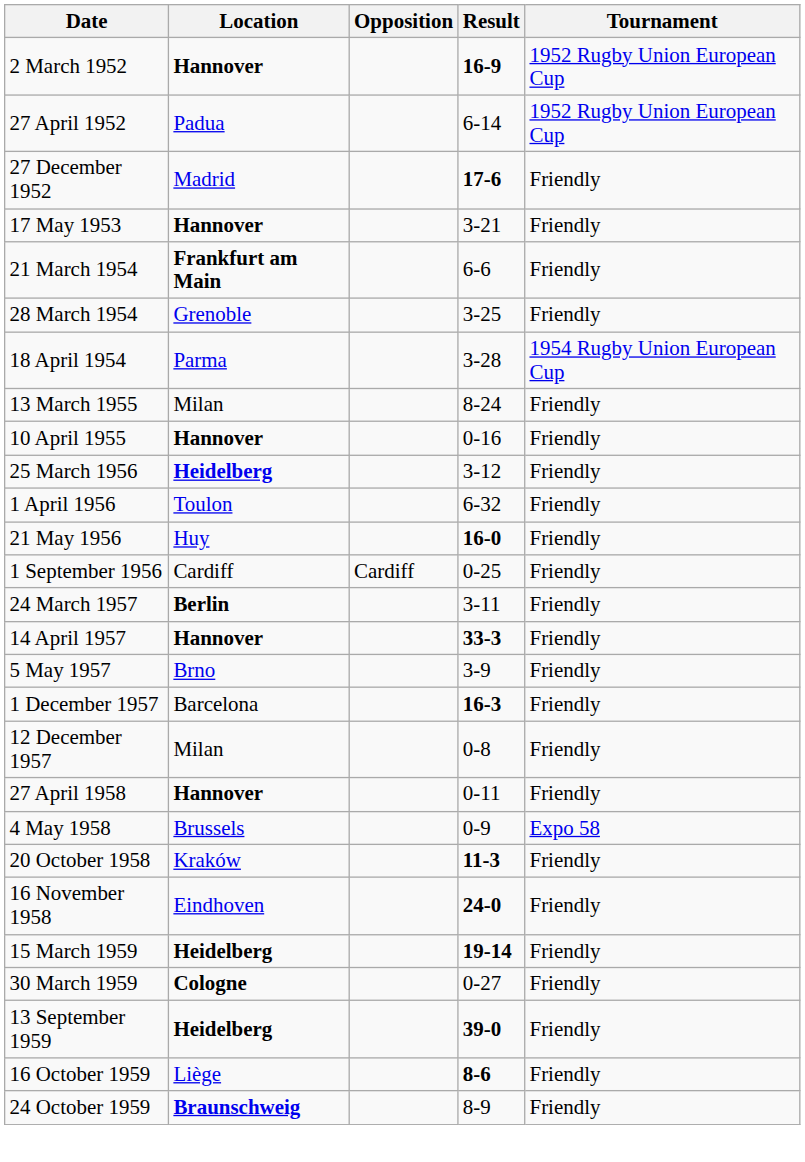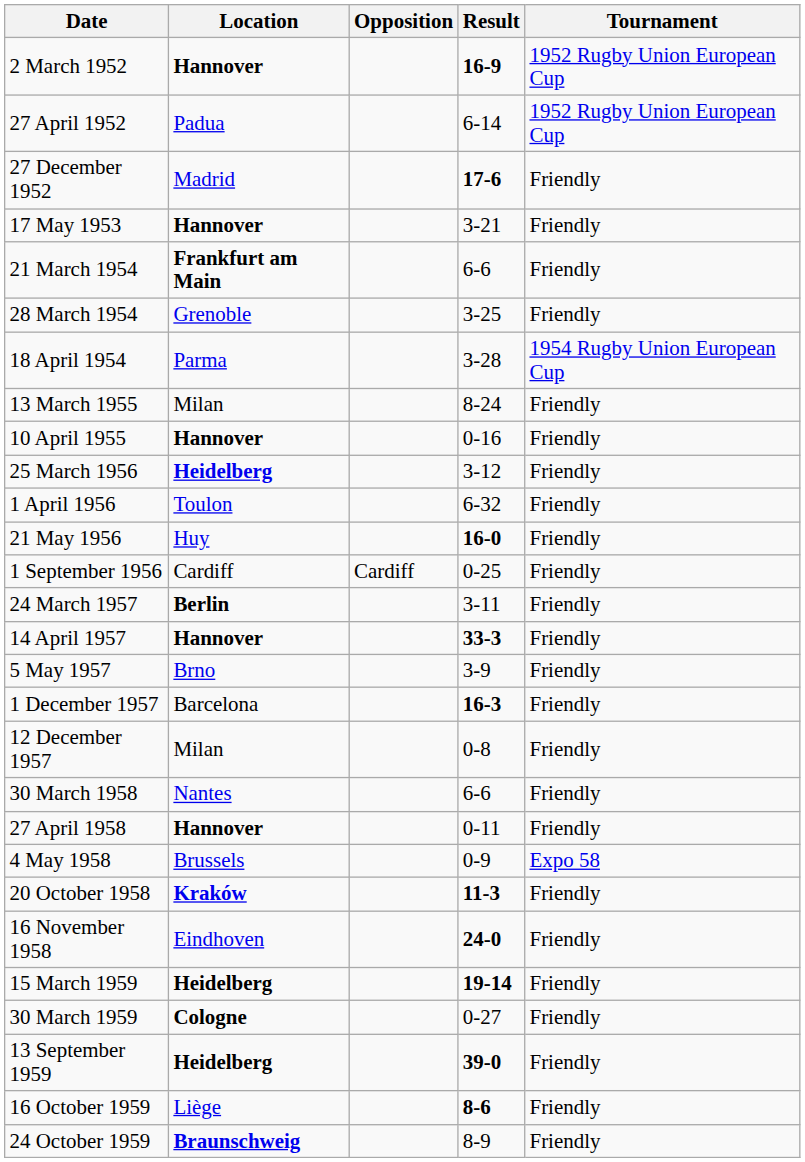+ row: (74, 794)
(207, 860) normal -> (210, 893) bold
